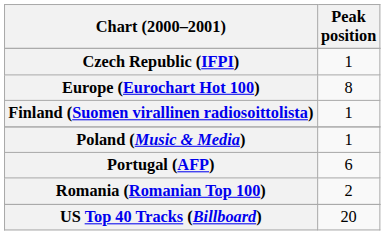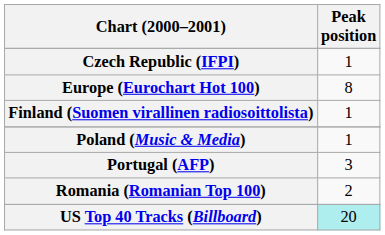(349, 165) 6 -> (349, 165) 3
(349, 216) no background -> (349, 216) paleturquoise background
